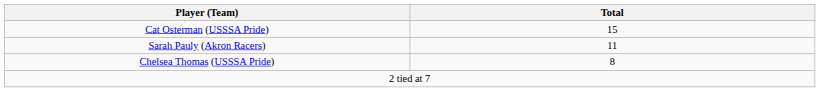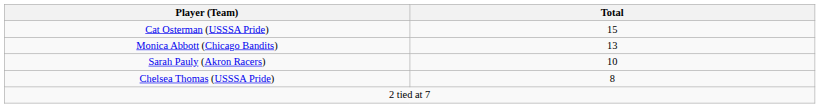+ row: (207, 45)
(612, 45) 11 -> (612, 62) 10
